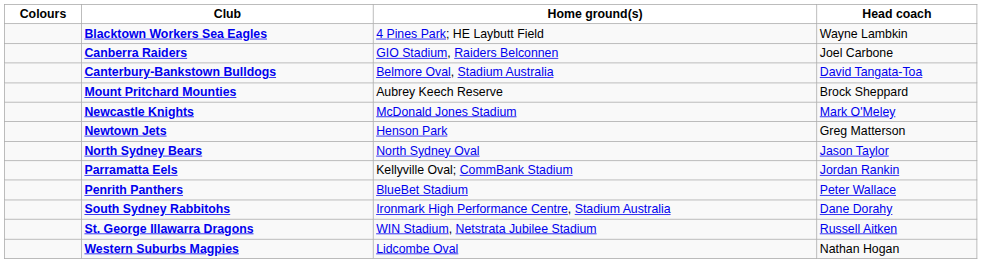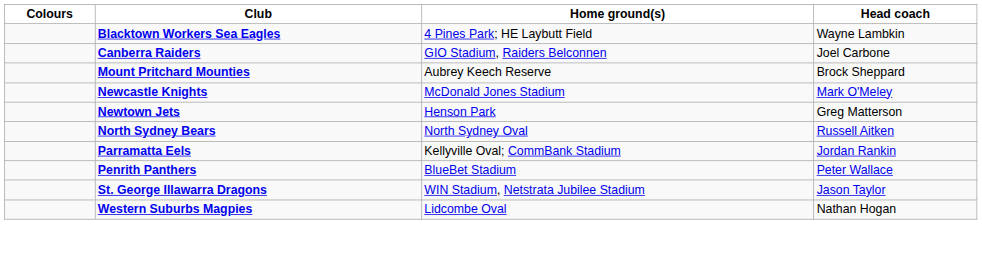- row: (180, 72)
(854, 151) Jason Taylor -> (855, 131) Russell Aitken
- row: (157, 209)
(858, 229) Russell Aitken -> (851, 190) Jason Taylor
